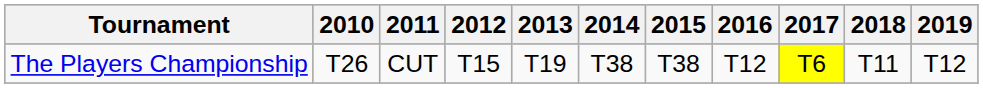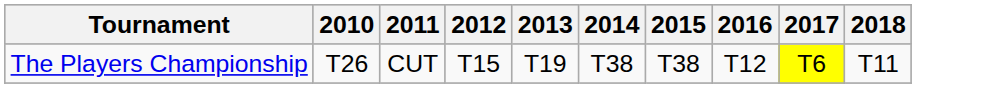- column: (945, 25)
